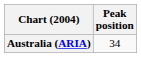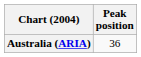(115, 43) 34 -> (115, 43) 36
